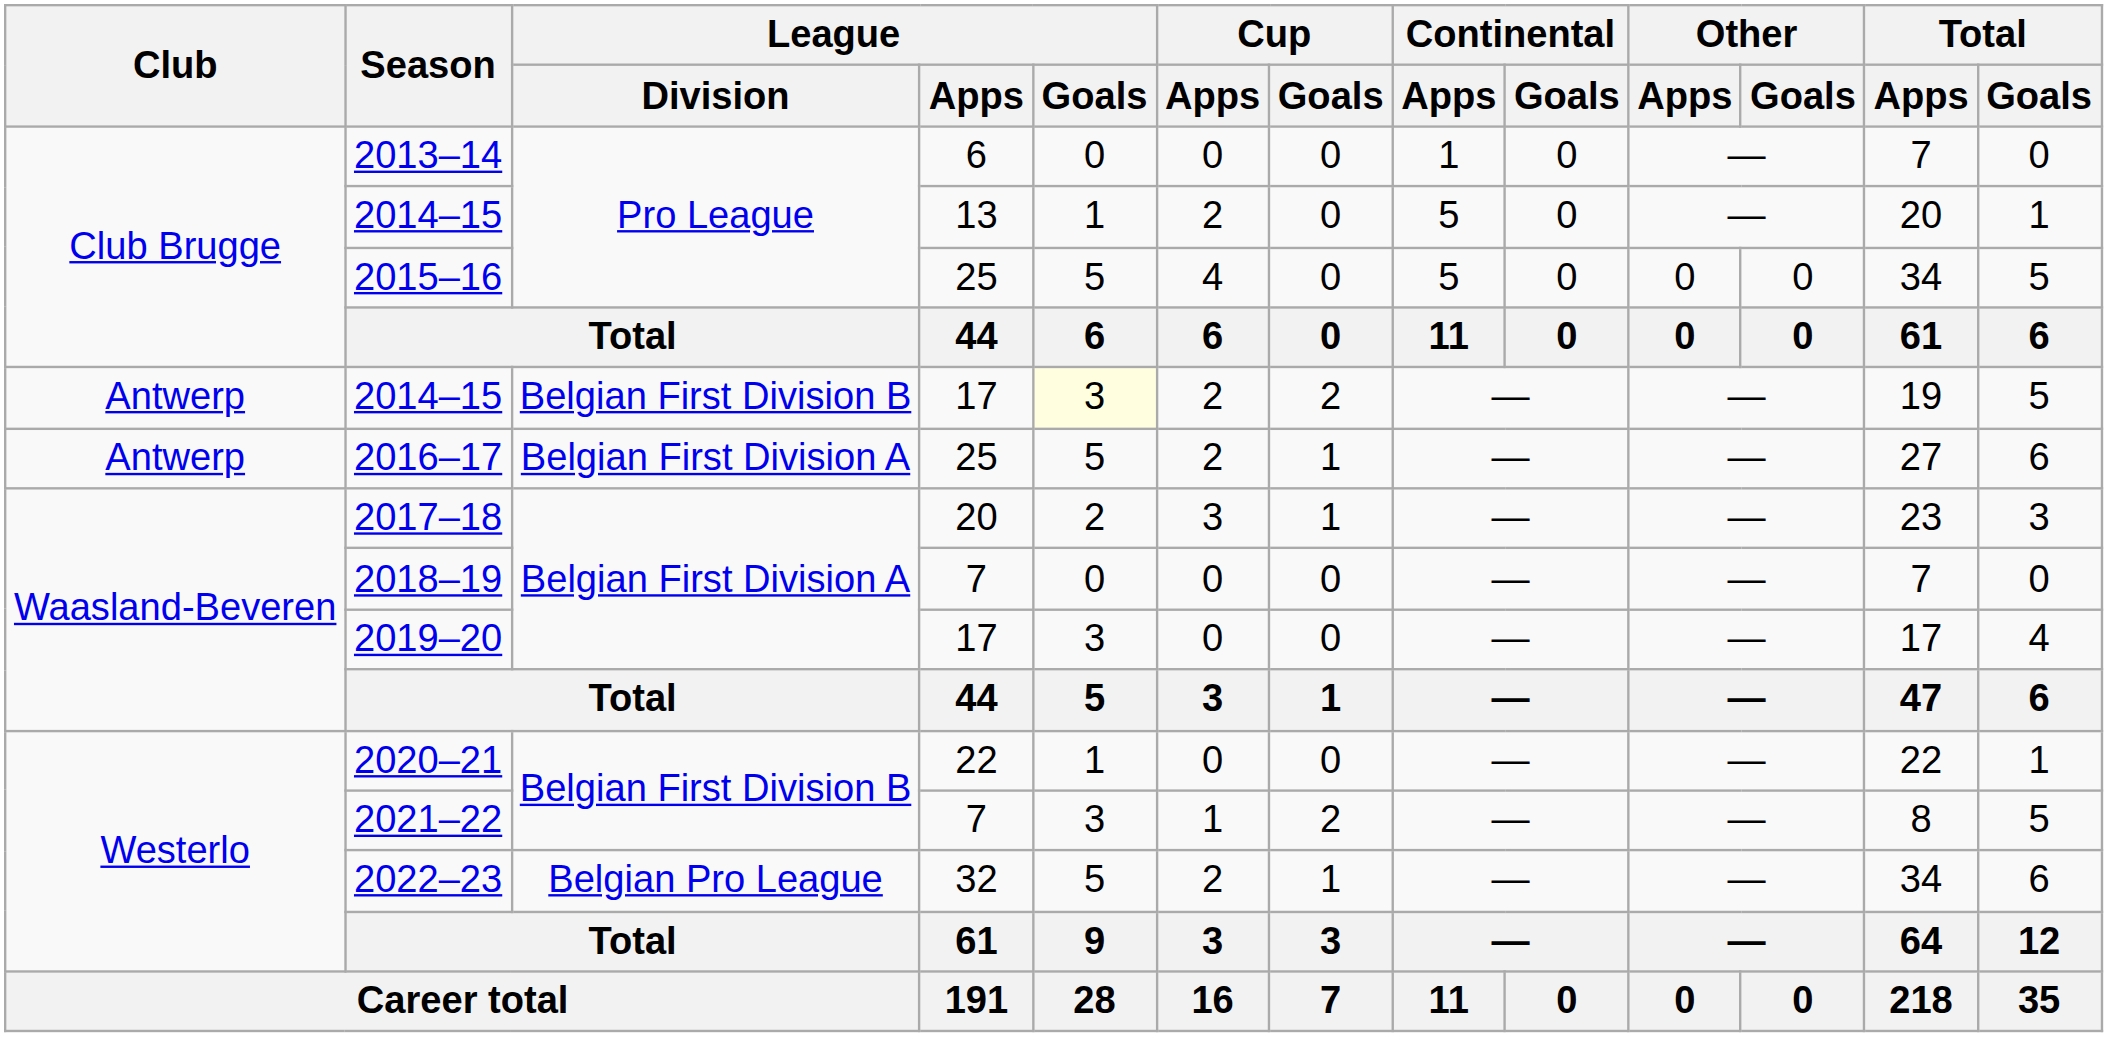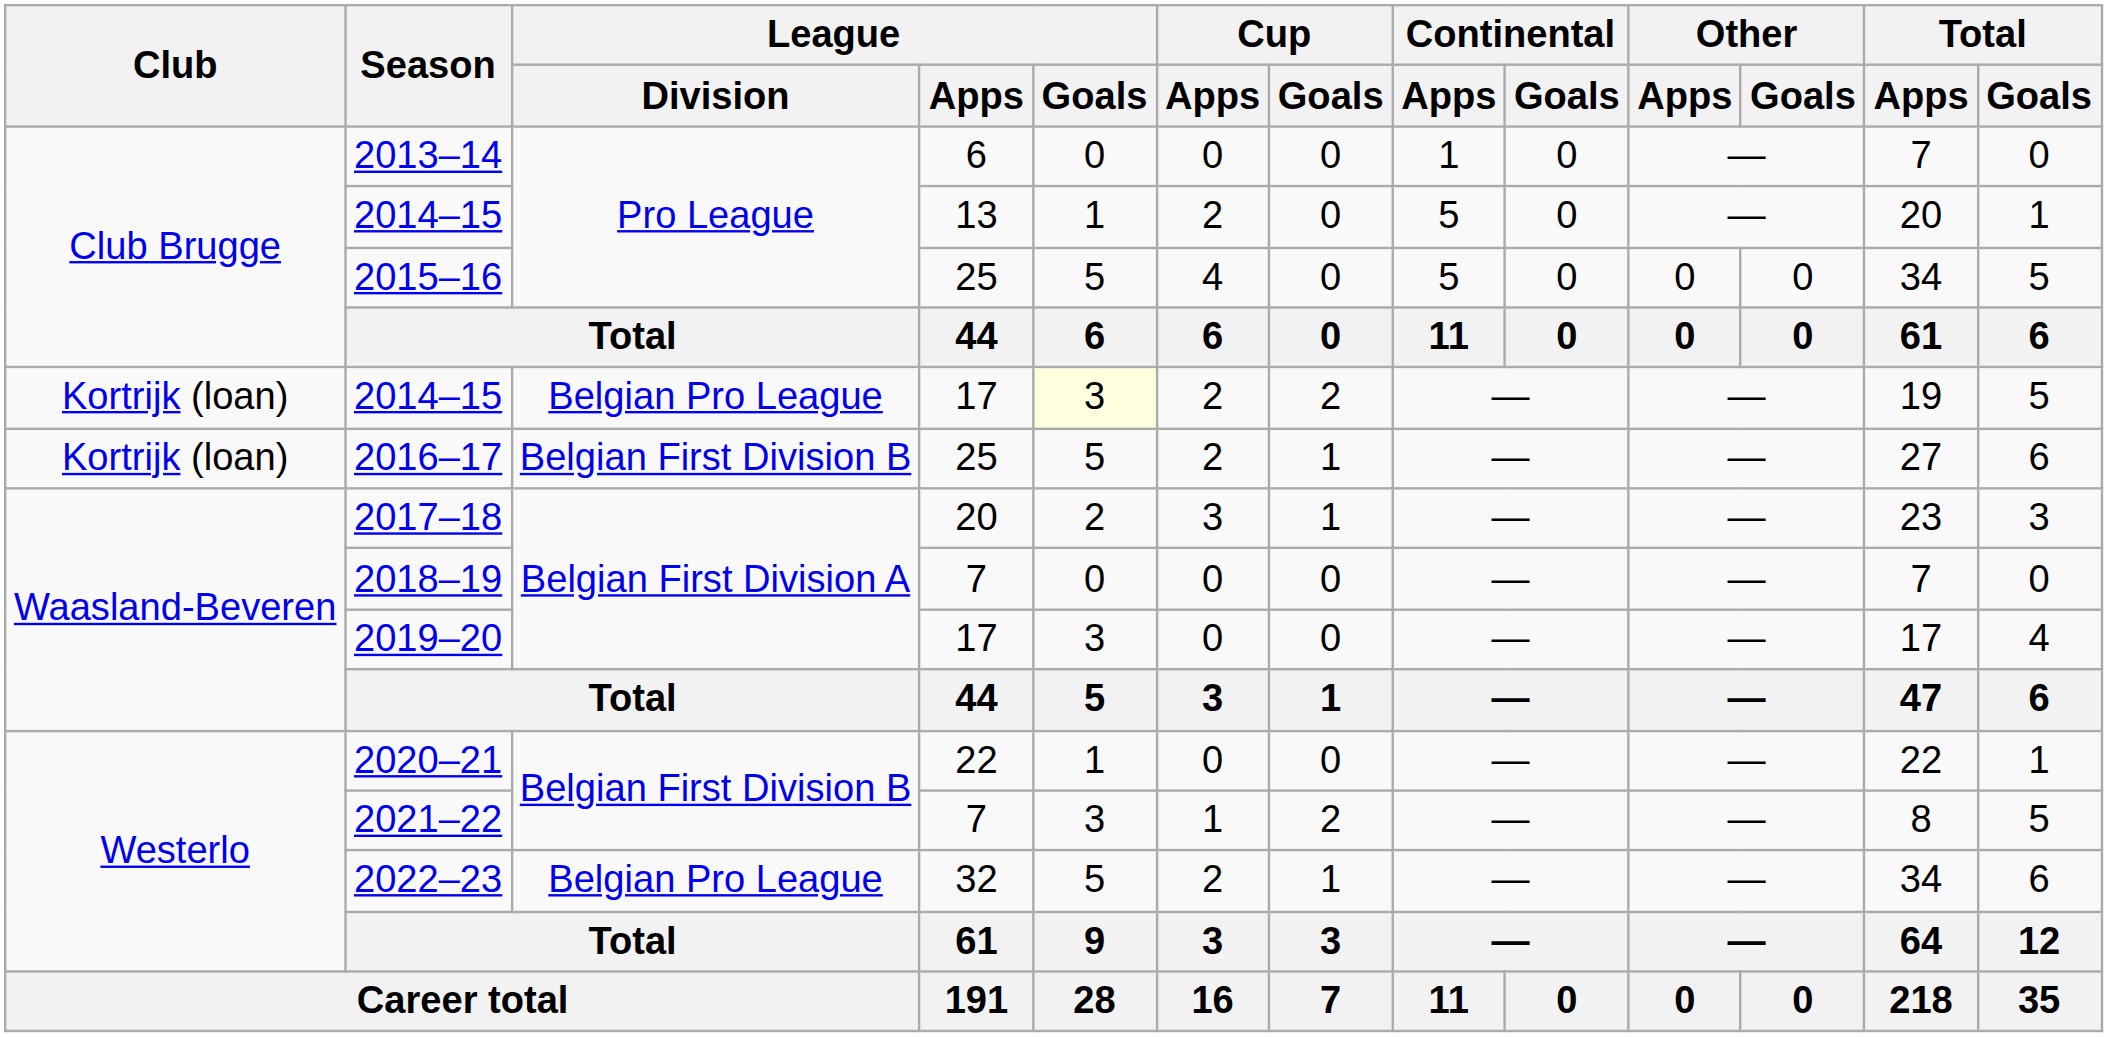(175, 397) Antwerp -> (175, 397) Kortrijk (loan)
(716, 397) Belgian First Division B -> (716, 397) Belgian Pro League
(175, 457) Antwerp -> (175, 457) Kortrijk (loan)
(716, 457) Belgian First Division A -> (716, 457) Belgian First Division B
